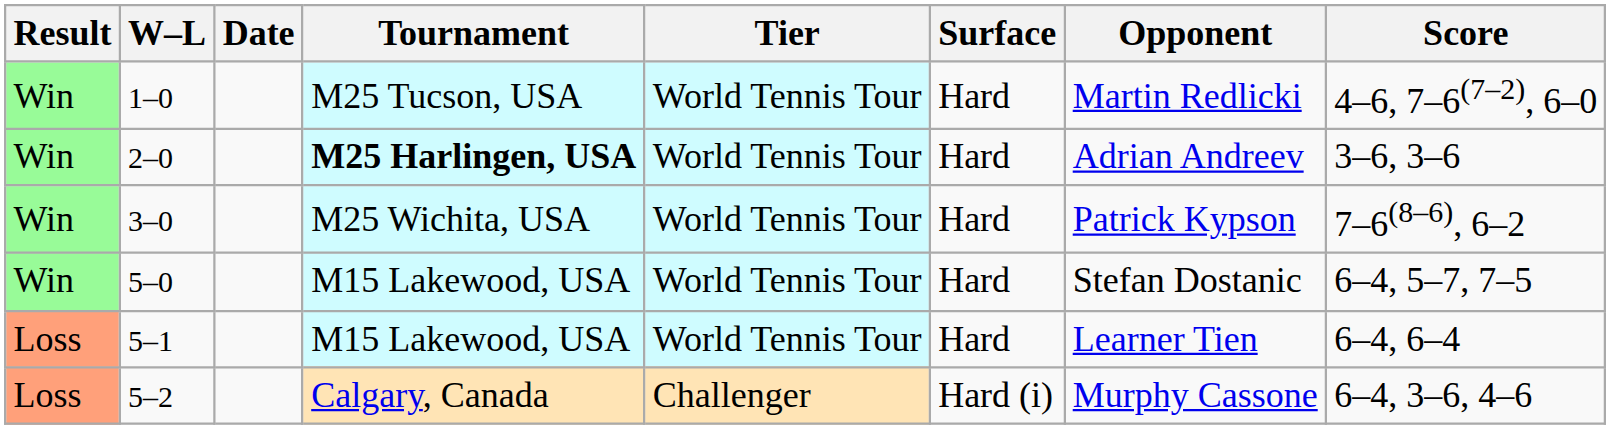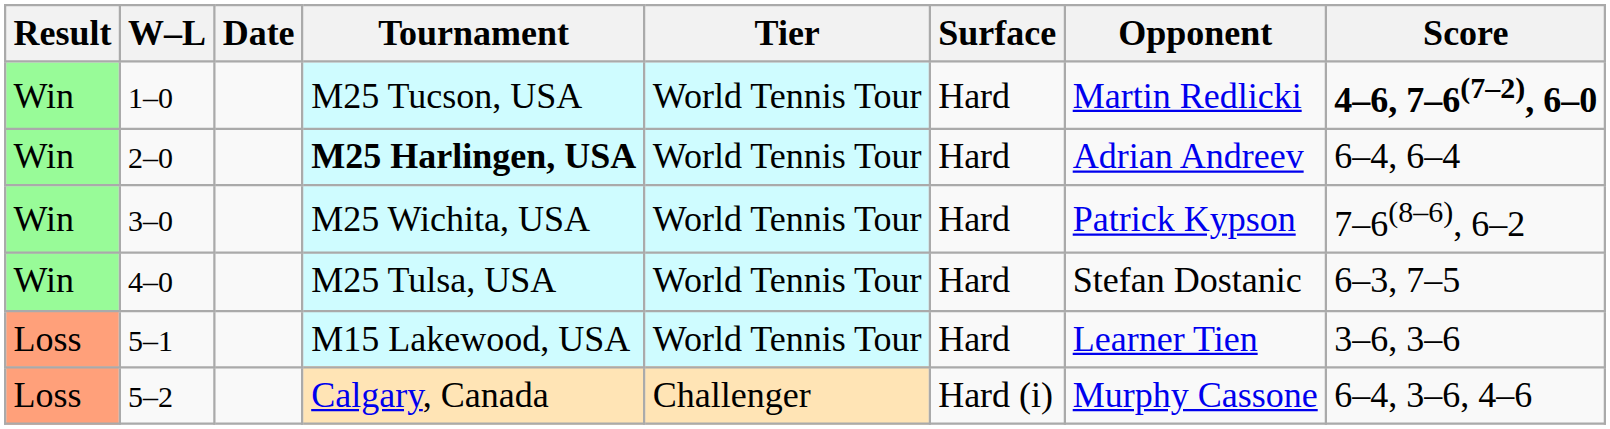(1466, 95) normal -> (1466, 95) bold
(1397, 156) 3–6, 3–6 -> (1397, 156) 6–4, 6–4
+ row: (151, 283)
- row: (151, 283)
(1397, 337) 6–4, 6–4 -> (1397, 337) 3–6, 3–6
